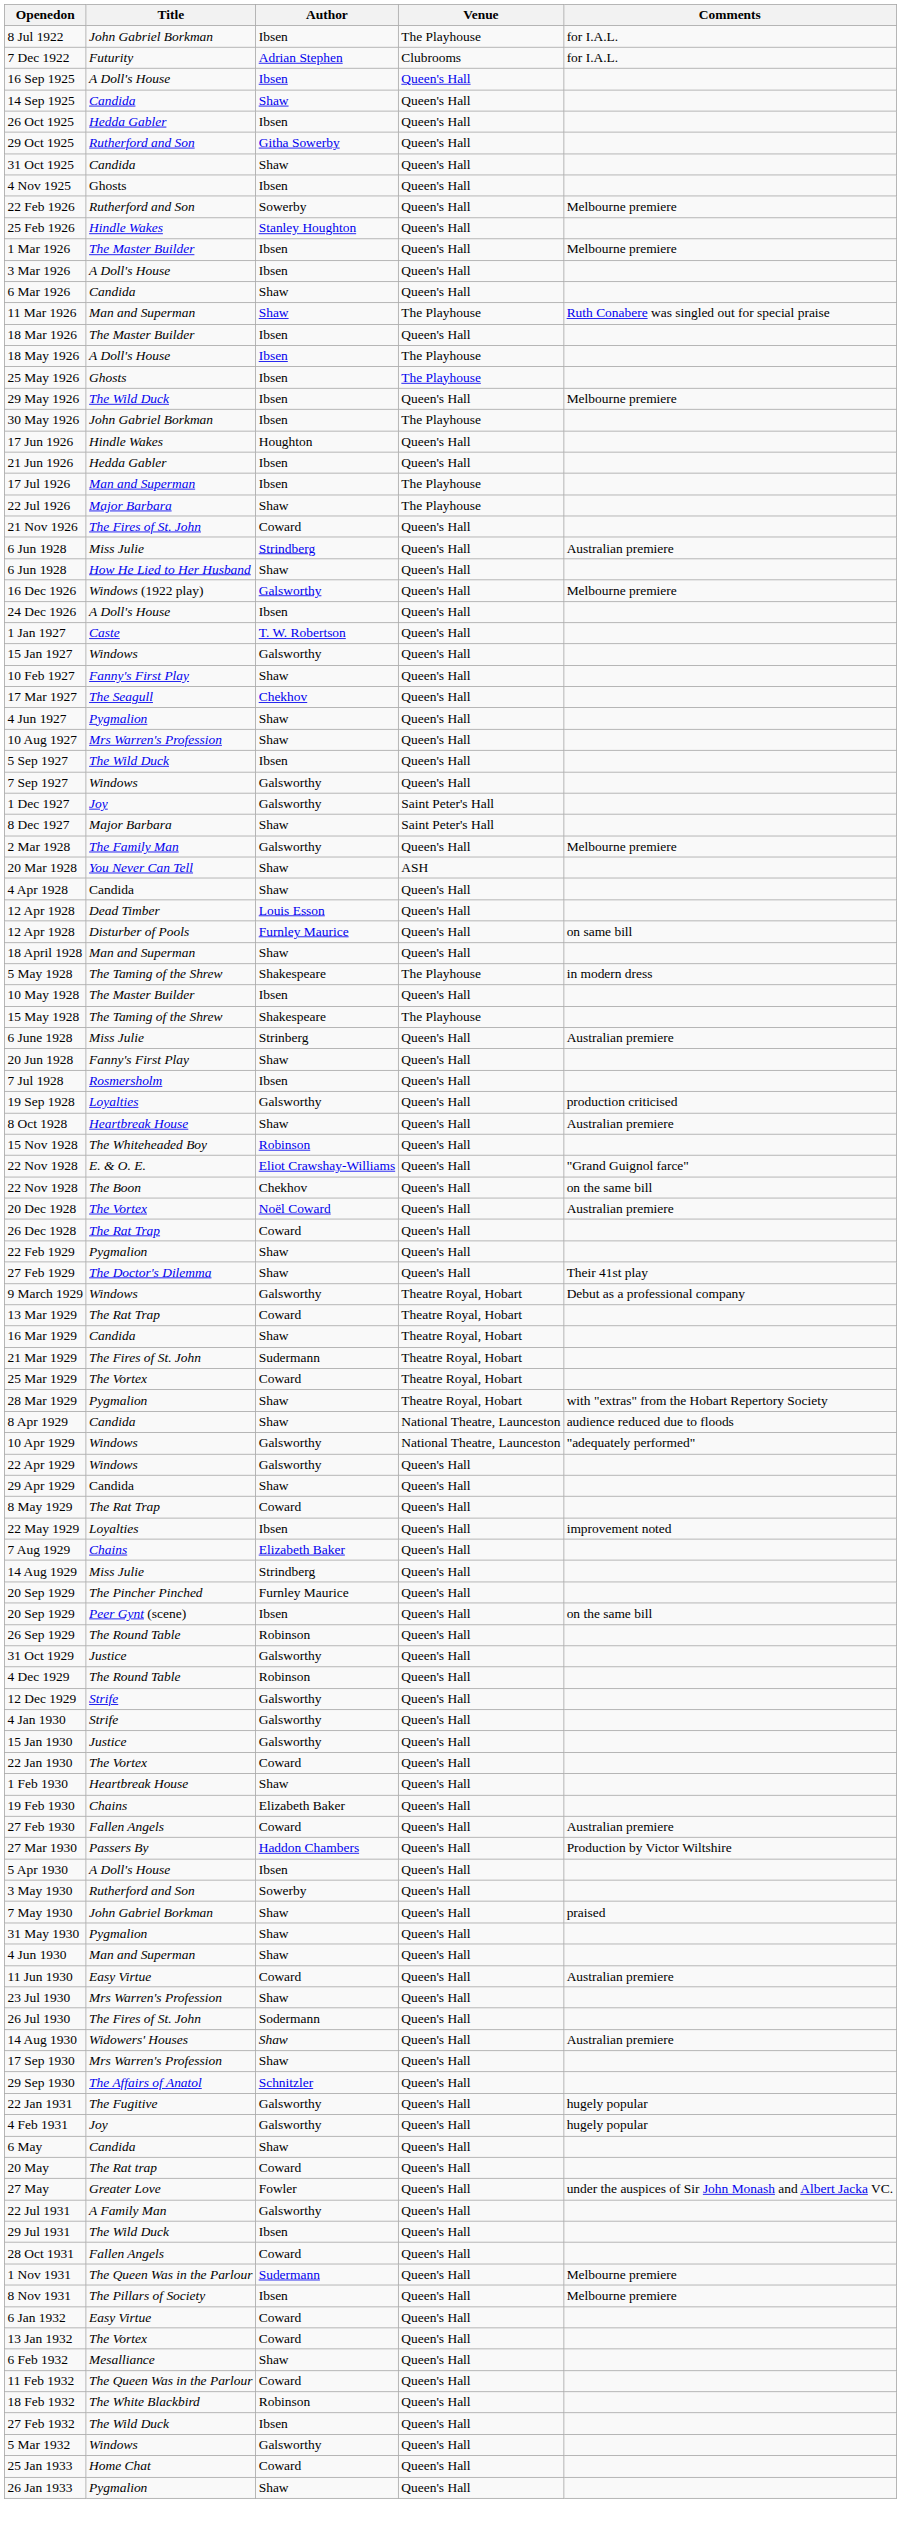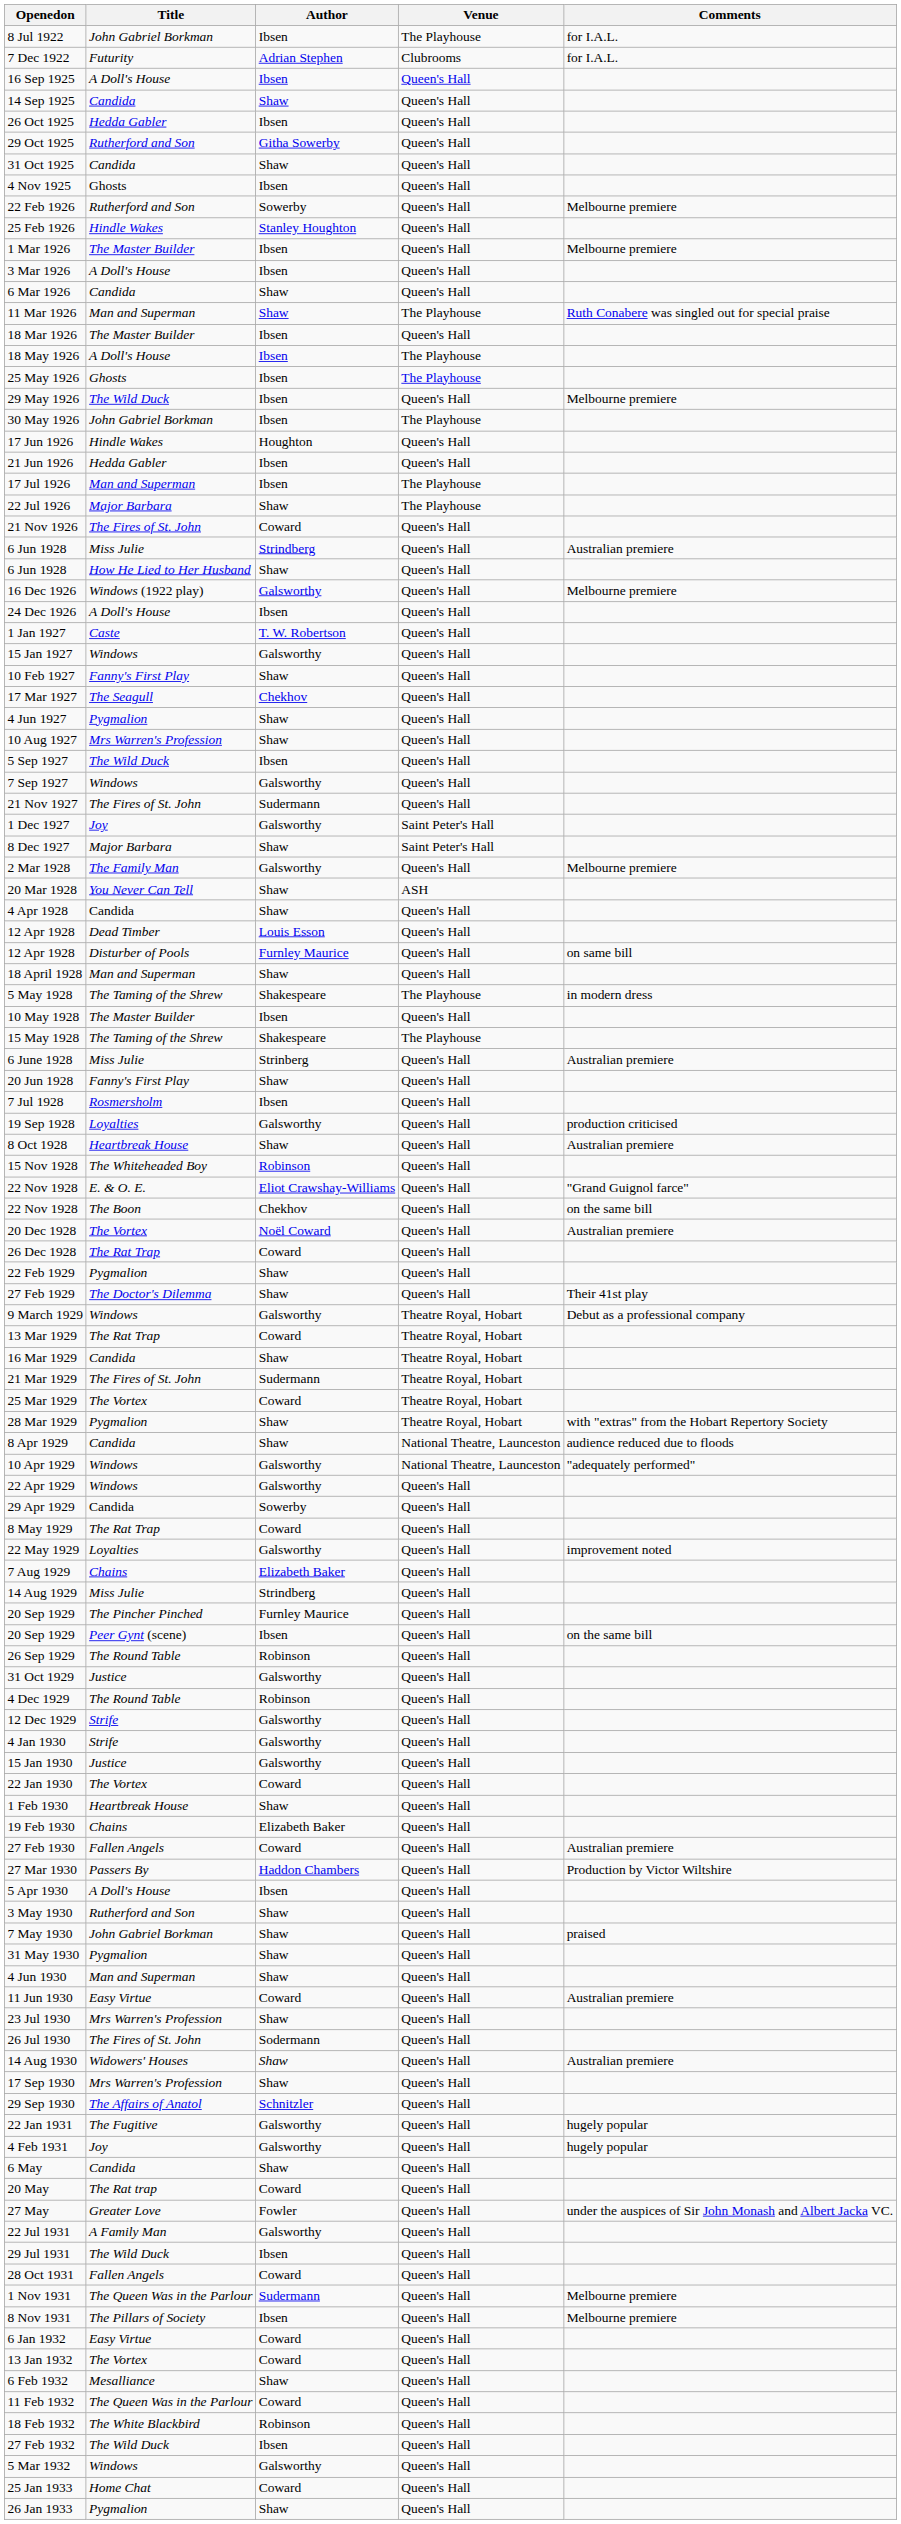+ row: (43, 803)
(274, 1485) Shaw -> (283, 1507) Sowerby
(273, 1528) Ibsen -> (290, 1549) Galsworthy
(283, 1890) Sowerby -> (274, 1912) Shaw
